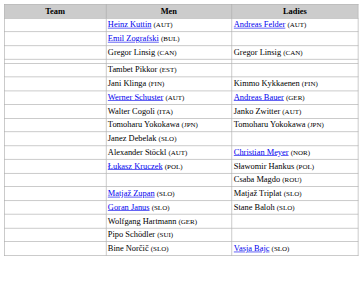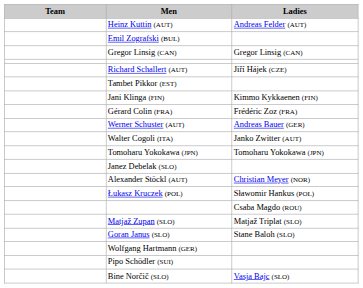+ row: (148, 69)
+ row: (140, 111)
